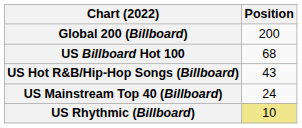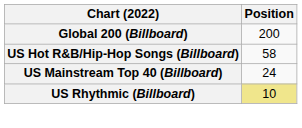- row: (123, 53)
(269, 73) 43 -> (269, 53) 58
